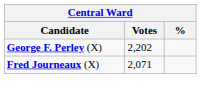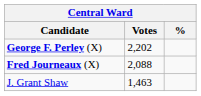(140, 64) 2,071 -> (140, 64) 2,088
+ row: (38, 82)
